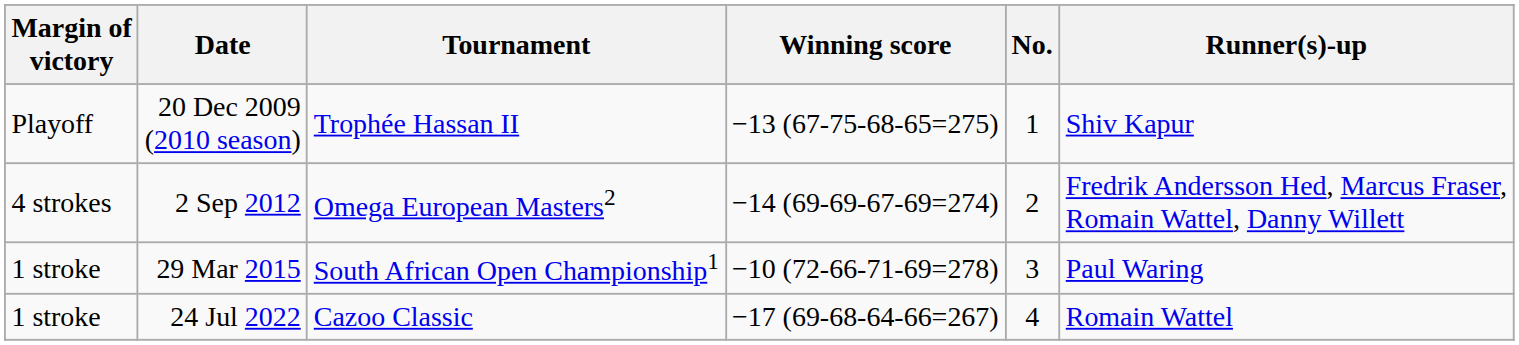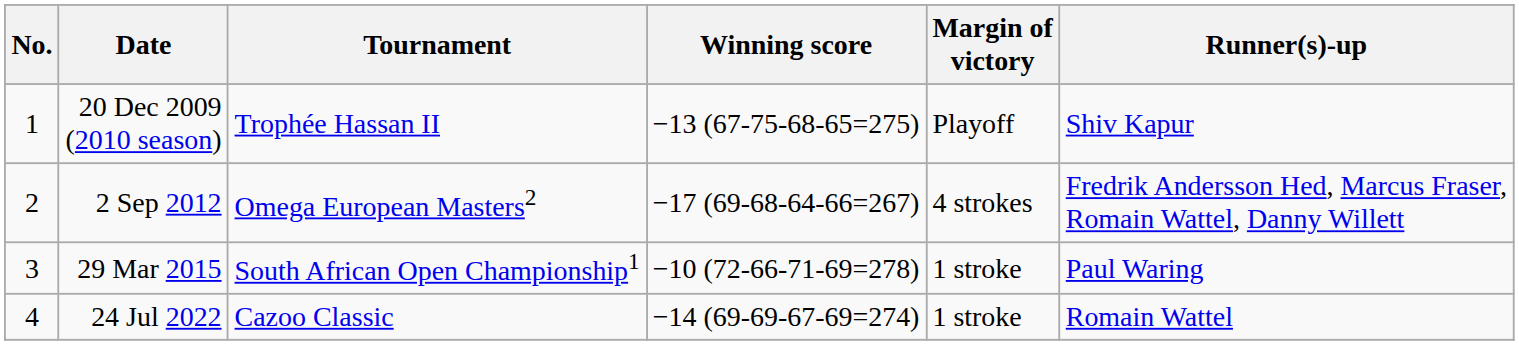columns swapped: (1032, 44) <-> (72, 44)
(865, 202) −14 (69-69-67-69=274) -> (786, 202) −17 (69-68-64-66=267)
(865, 317) −17 (69-68-64-66=267) -> (786, 317) −14 (69-69-67-69=274)
